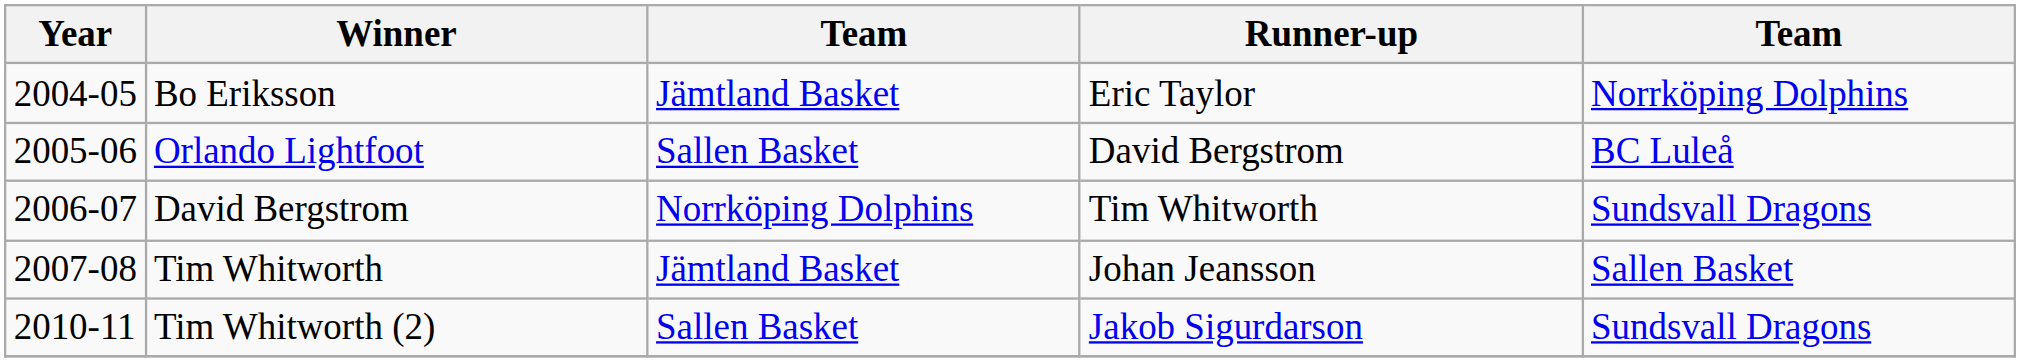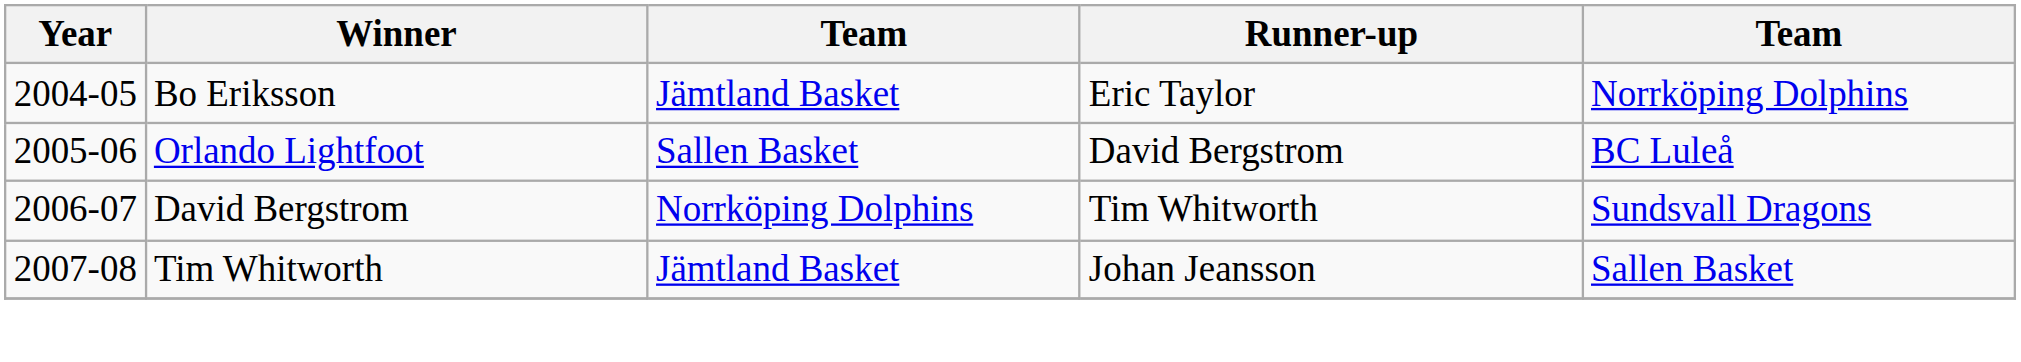- row: (295, 326)
